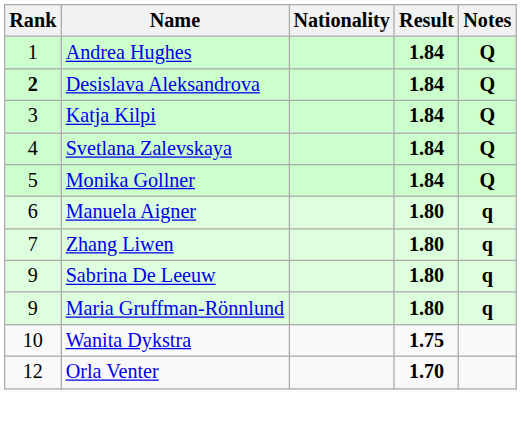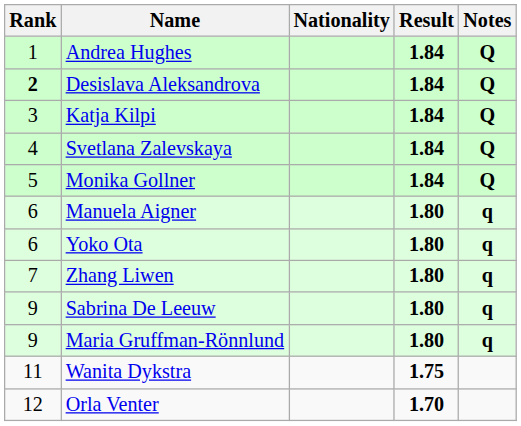+ row: (104, 244)
(33, 340) 10 -> (33, 372) 11
